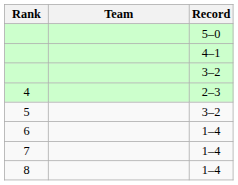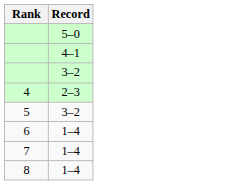- column: (119, 14)
